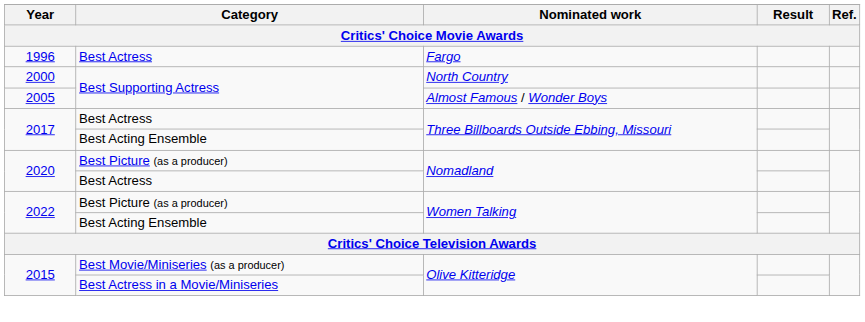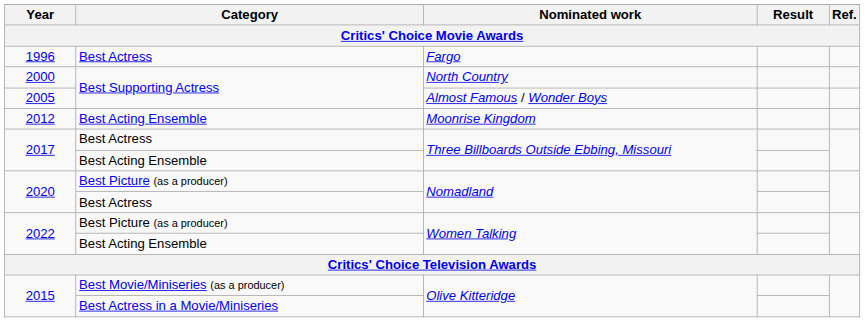+ row: (40, 118)
